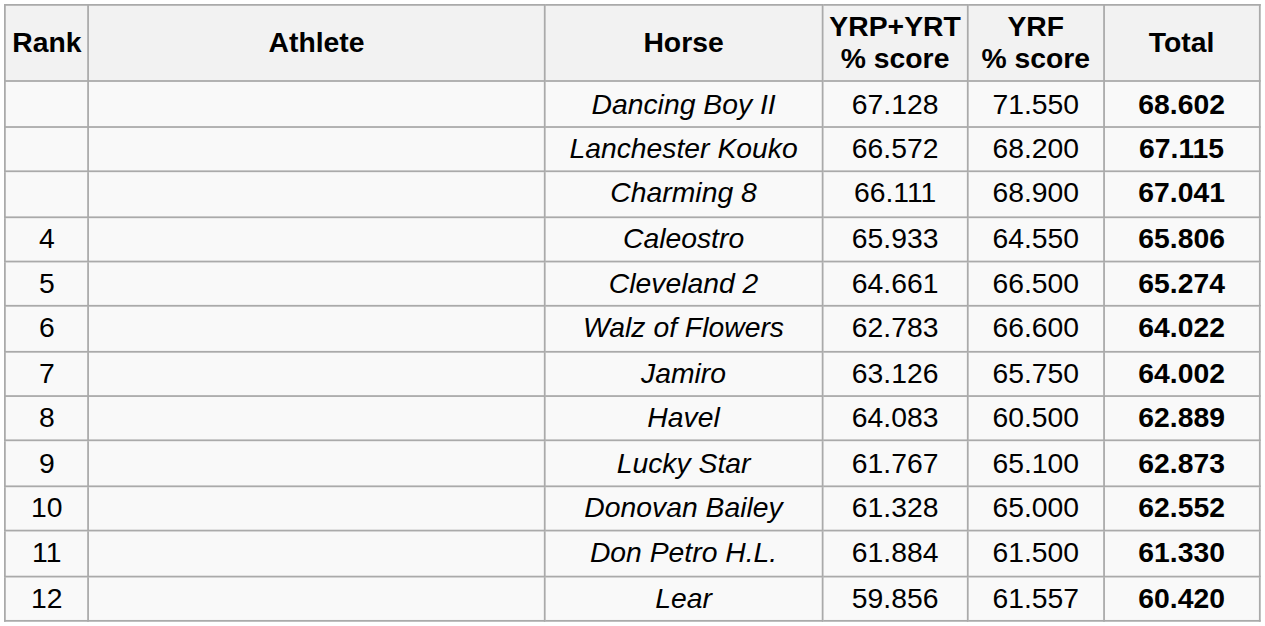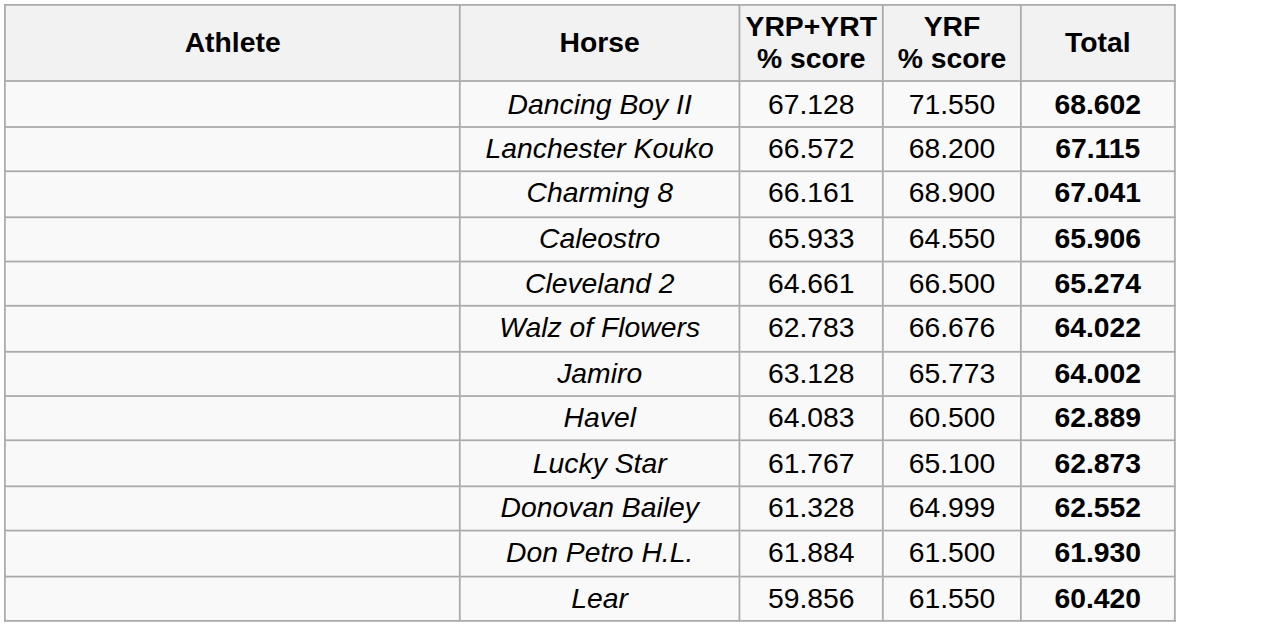- column: (47, 42)
(895, 193) 66.111 -> (811, 193) 66.161
(1182, 238) 65.806 -> (1098, 238) 65.906
(1036, 328) 66.600 -> (952, 328) 66.676
(895, 373) 63.126 -> (811, 373) 63.128
(1036, 373) 65.750 -> (952, 373) 65.773
(1036, 507) 65.000 -> (952, 507) 64.999
(1182, 552) 61.330 -> (1098, 552) 61.930
(1036, 597) 61.557 -> (952, 597) 61.550
